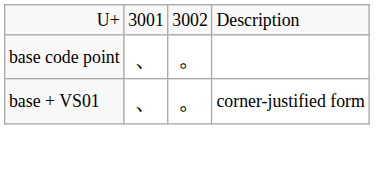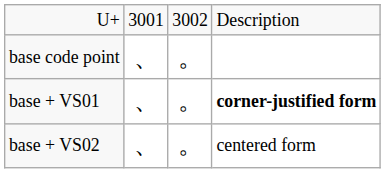(291, 101) normal -> (296, 101) bold
+ row: (54, 145)
